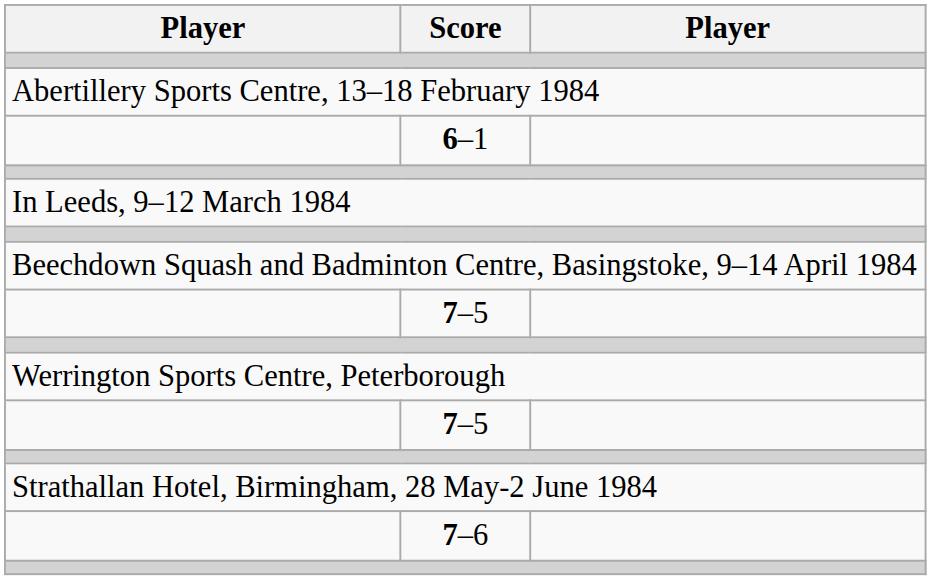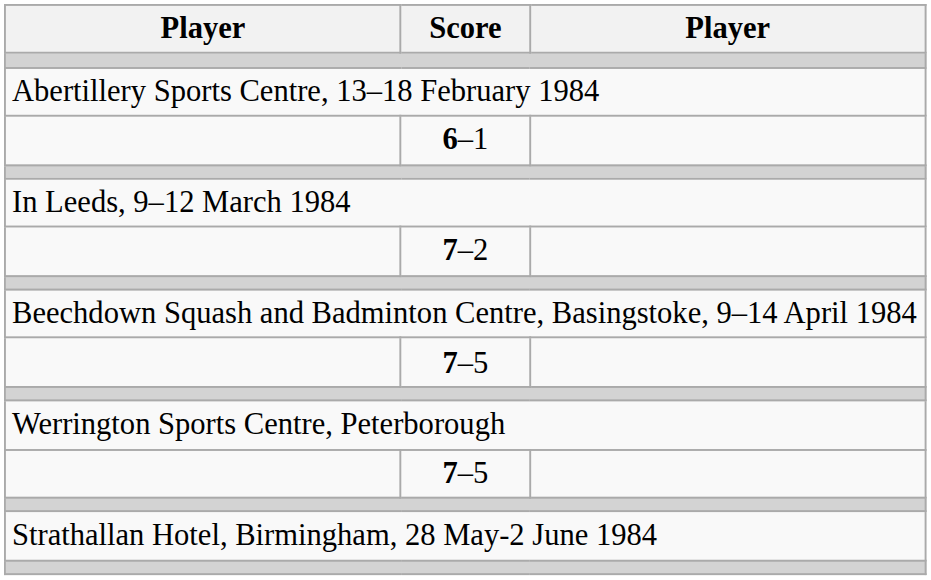+ row: (203, 251)
- row: (203, 536)
